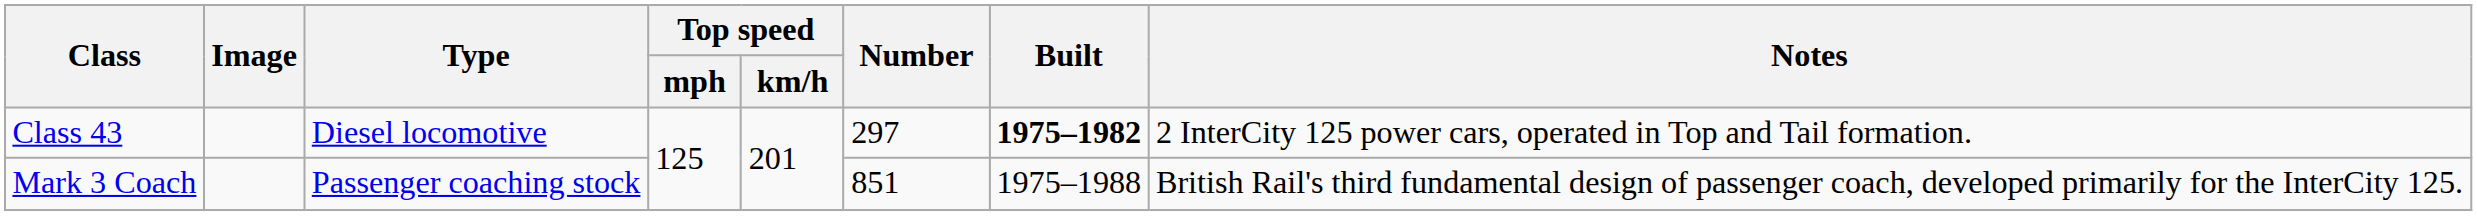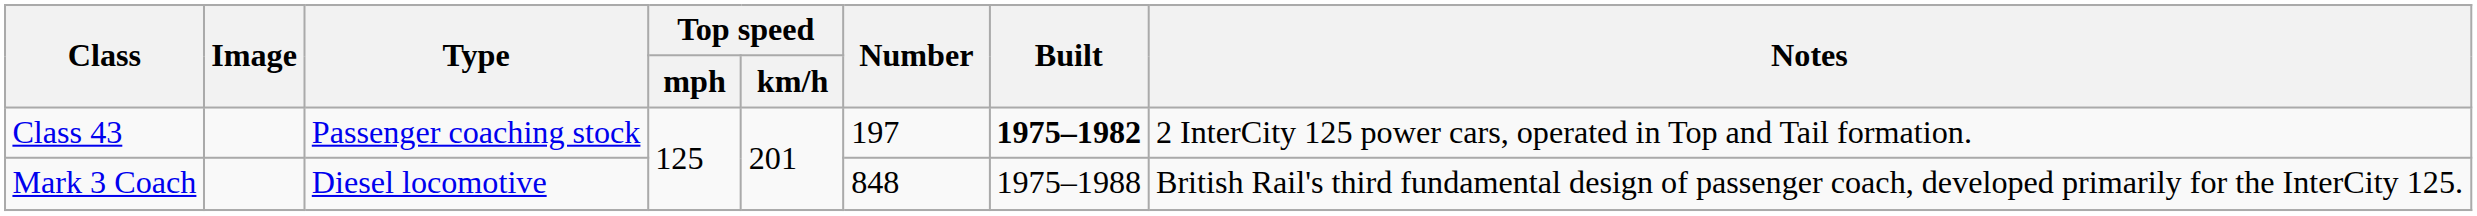(429, 132) Diesel locomotive -> (476, 132) Passenger coaching stock
(875, 132) 297 -> (875, 132) 197
(476, 183) Passenger coaching stock -> (429, 183) Diesel locomotive
(875, 183) 851 -> (875, 183) 848
